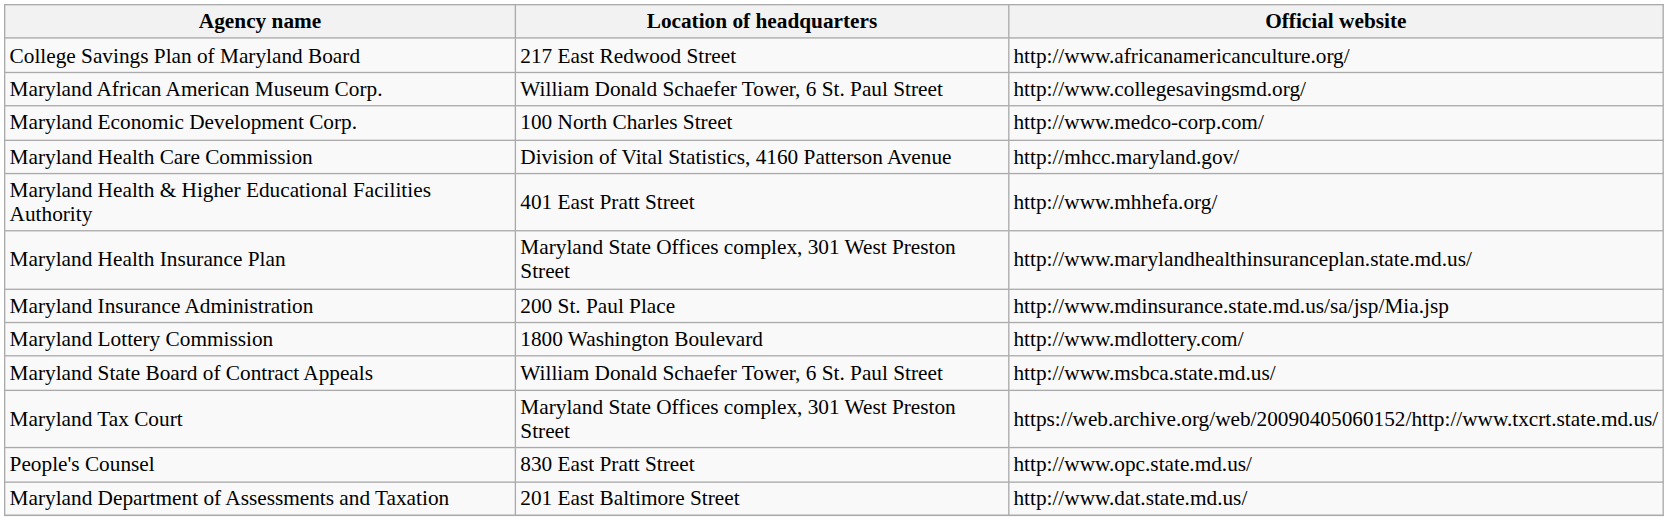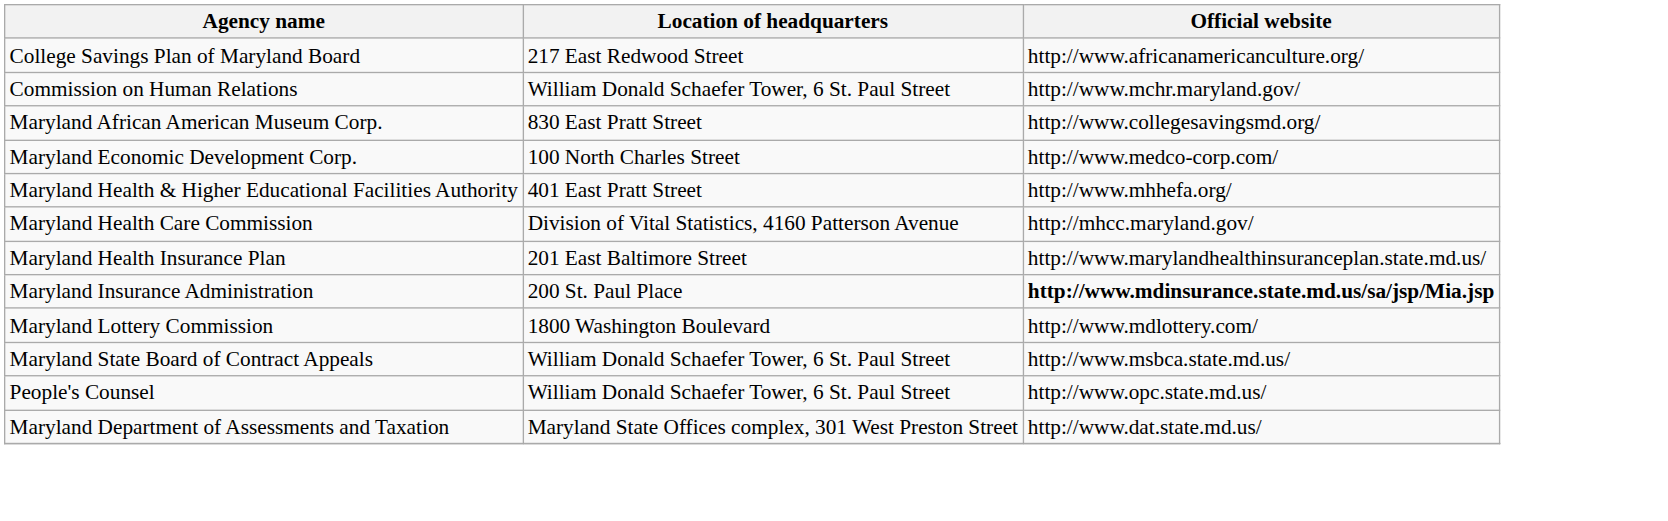+ row: (154, 88)
(732, 88) William Donald Schaefer Tower, 6 St. Paul Street -> (615, 122) 830 East Pratt Street
rows swapped: (161, 156) <-> (220, 202)
(738, 259) Maryland State Offices complex, 301 West Preston Street -> (637, 257) 201 East Baltimore Street
(1231, 305) normal -> (1261, 291) bold
- row: (96, 418)
(608, 464) 830 East Pratt Street -> (739, 392) William Donald Schaefer Tower, 6 St. Paul Street
(630, 498) 201 East Baltimore Street -> (773, 426) Maryland State Offices complex, 301 West Preston Street
